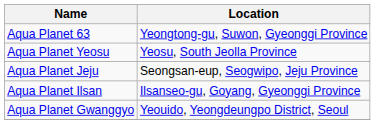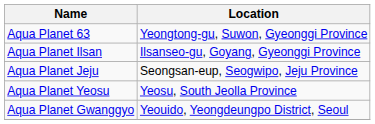rows swapped: (58, 53) <-> (55, 91)
